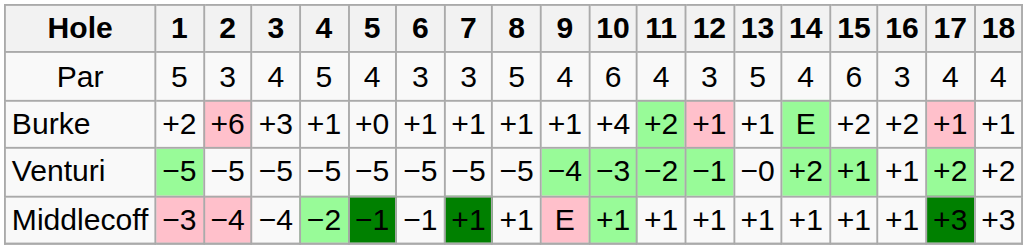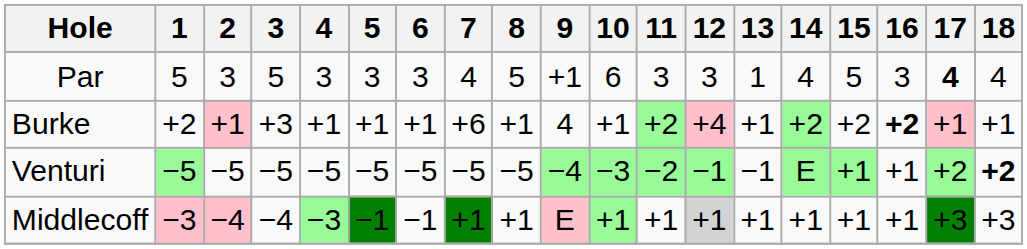(276, 76) 4 -> (276, 76) 5
(324, 76) 5 -> (324, 76) 3
(372, 76) 4 -> (372, 76) 3
(469, 76) 3 -> (469, 76) 4
(565, 76) 4 -> (565, 76) +1
(661, 76) 4 -> (661, 76) 3
(758, 76) 5 -> (758, 76) 1
(854, 76) 6 -> (854, 76) 5
(950, 76) normal -> (950, 76) bold
(228, 123) +6 -> (228, 123) +1
(372, 123) +0 -> (372, 123) +1
(469, 123) +1 -> (469, 123) +6
(565, 123) +1 -> (565, 123) 4
(613, 123) +4 -> (613, 123) +1
(709, 123) +1 -> (709, 123) +4
(806, 123) E -> (806, 123) +2
(902, 123) normal -> (902, 123) bold
(758, 171) −0 -> (758, 171) −1
(806, 171) +2 -> (806, 171) E
(998, 171) normal -> (998, 171) bold
(324, 219) −2 -> (324, 219) −3
(709, 219) no background -> (709, 219) lightgrey background
